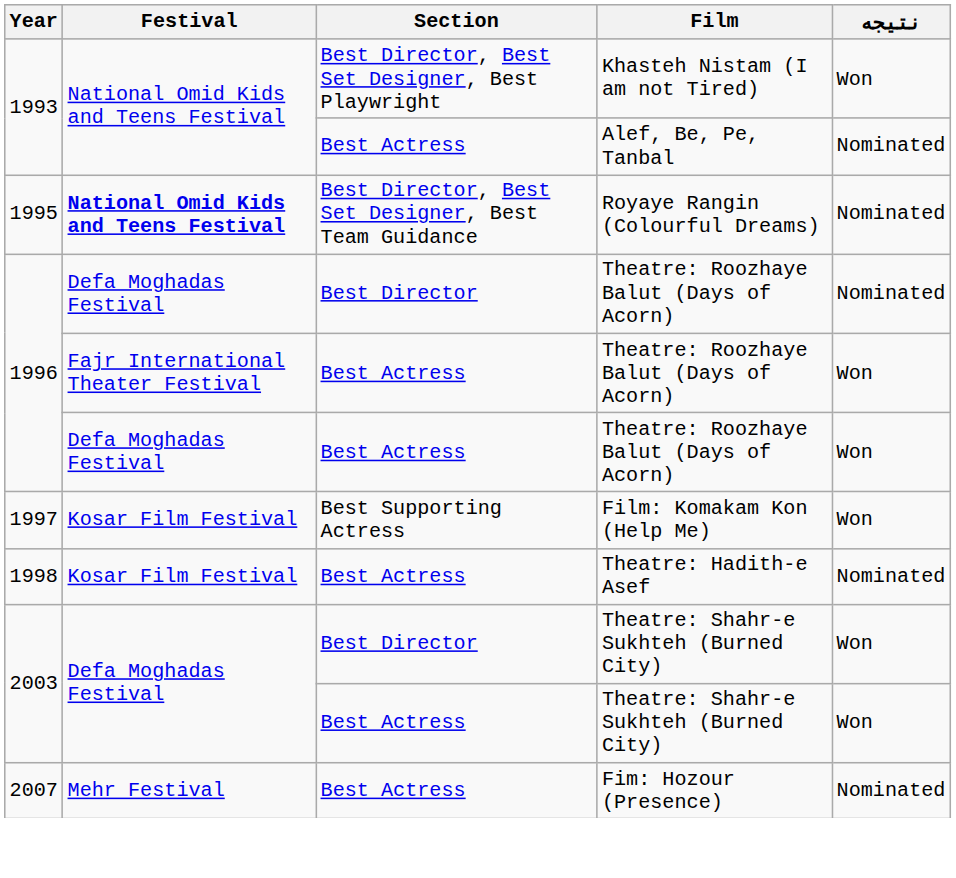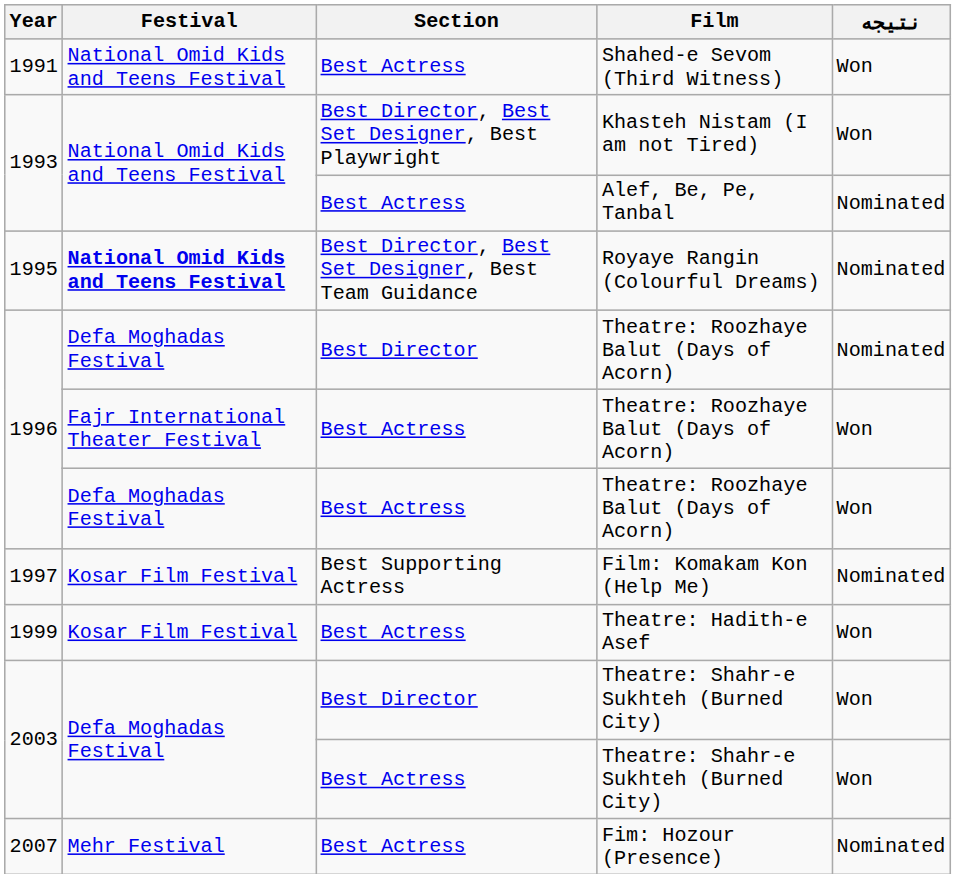+ row: (393, 67)
(855, 520) Won -> (891, 576) Nominated
(34, 576) 1998 -> (34, 632) 1999
(891, 576) Nominated -> (855, 632) Won
